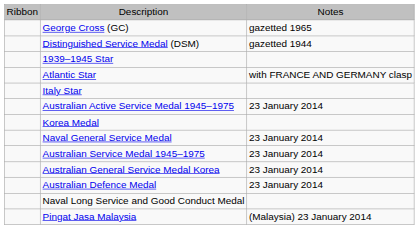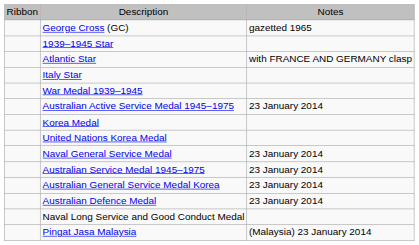- row: (121, 43)
+ row: (93, 91)
+ row: (105, 138)
